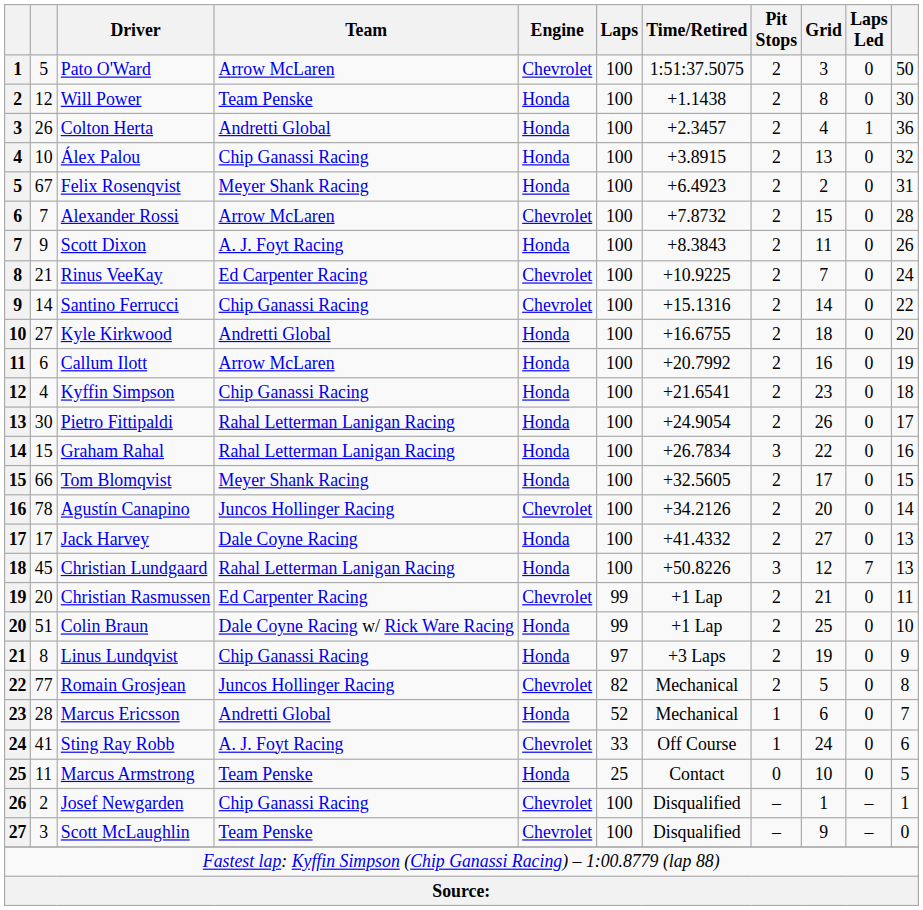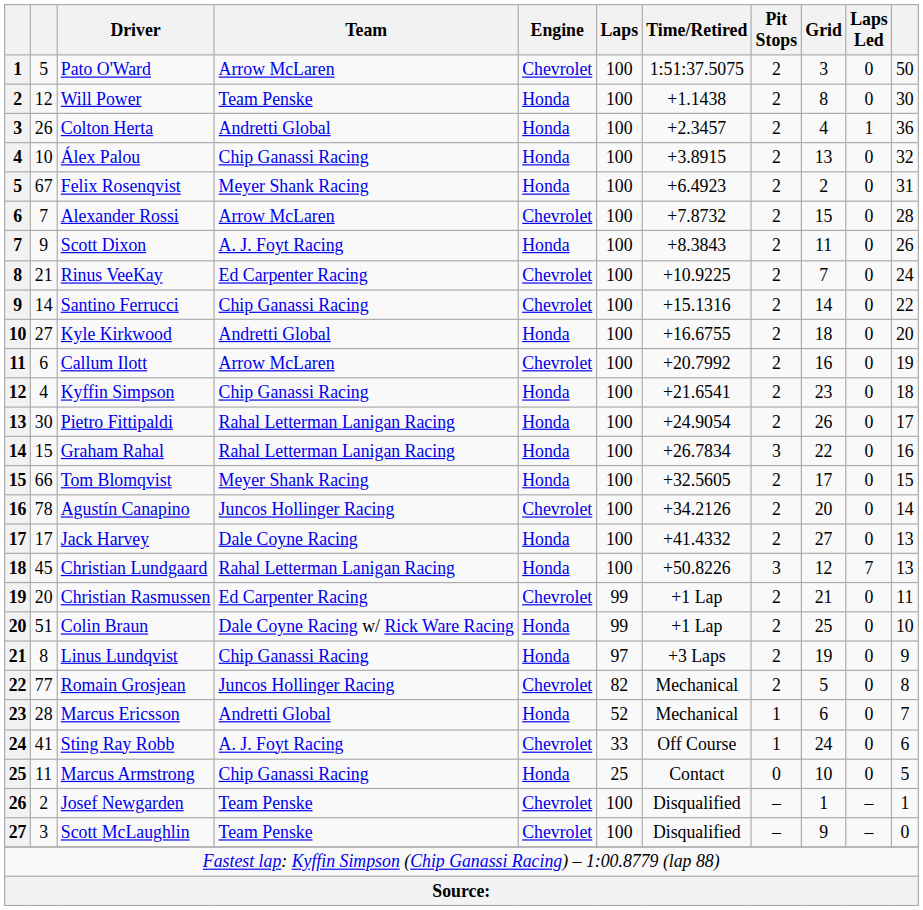(546, 362) Honda -> (557, 362) Chevrolet
(266, 773) Team Penske -> (294, 773) Chip Ganassi Racing
(294, 802) Chip Ganassi Racing -> (266, 802) Team Penske
